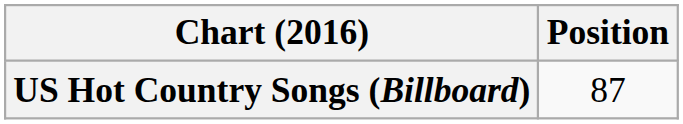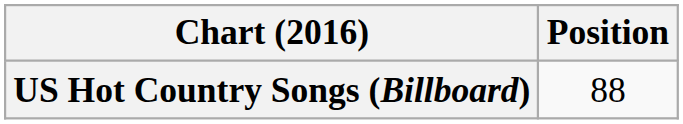(608, 88) 87 -> (608, 88) 88
